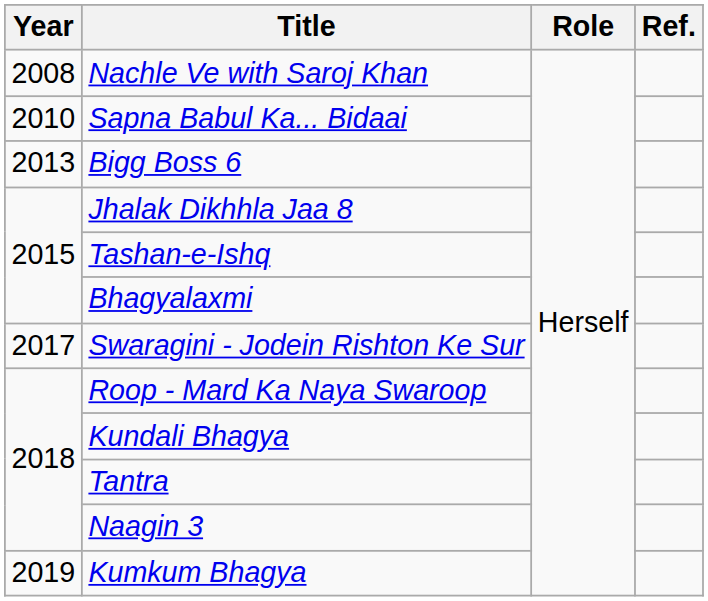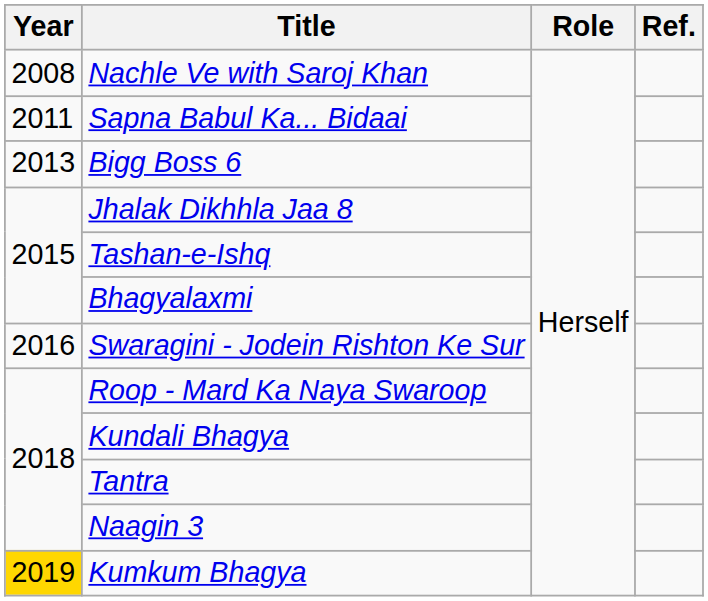(43, 118) 2010 -> (42, 118) 2011
(43, 345) 2017 -> (43, 345) 2016
(43, 572) no background -> (43, 572) gold background
